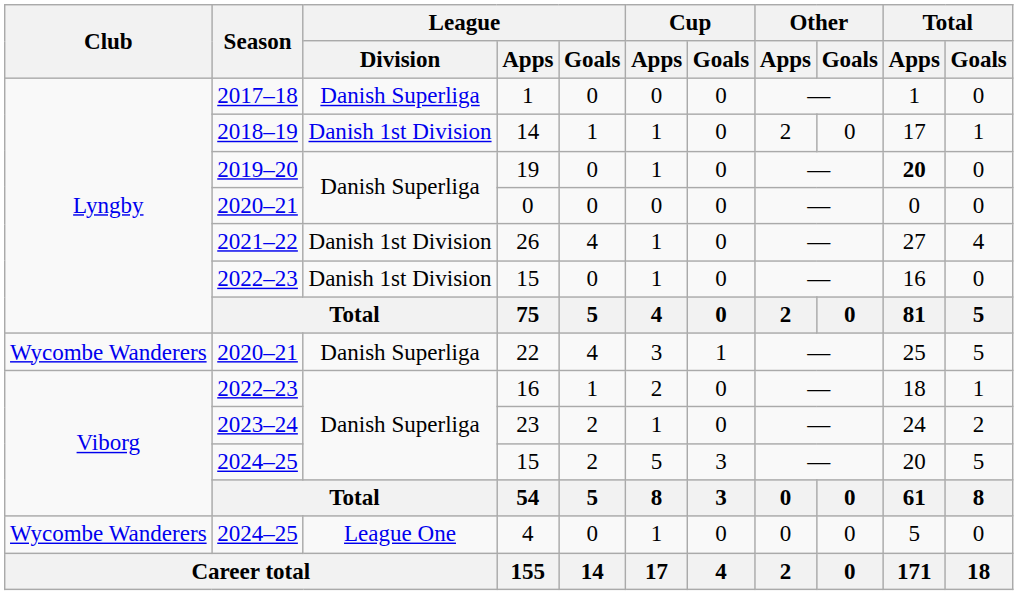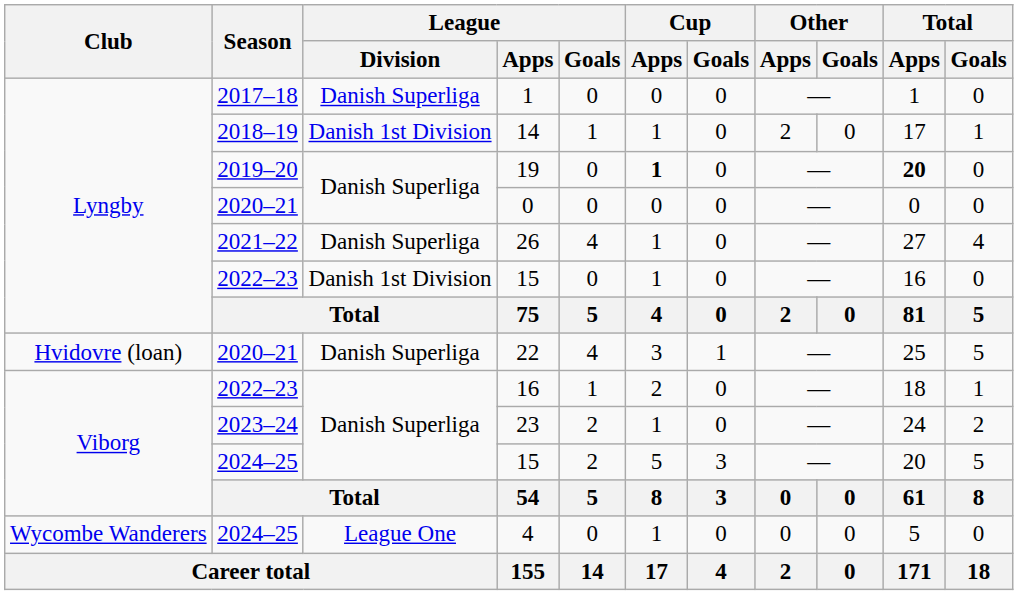(657, 168) normal -> (657, 168) bold
(400, 242) Danish 1st Division -> (400, 242) Danish Superliga
(108, 351) Wycombe Wanderers -> (108, 351) Hvidovre (loan)
